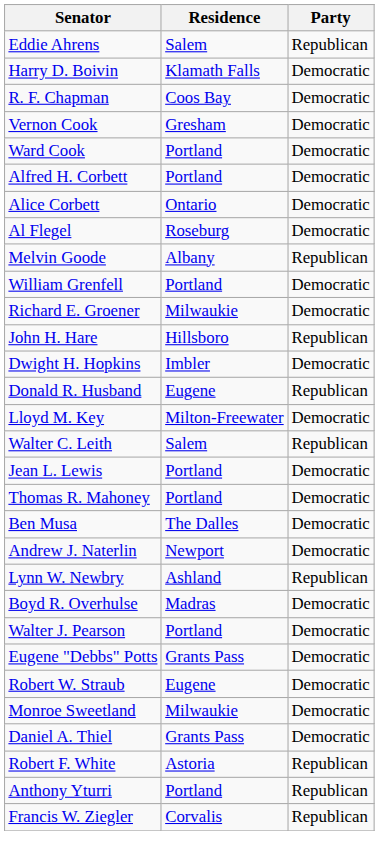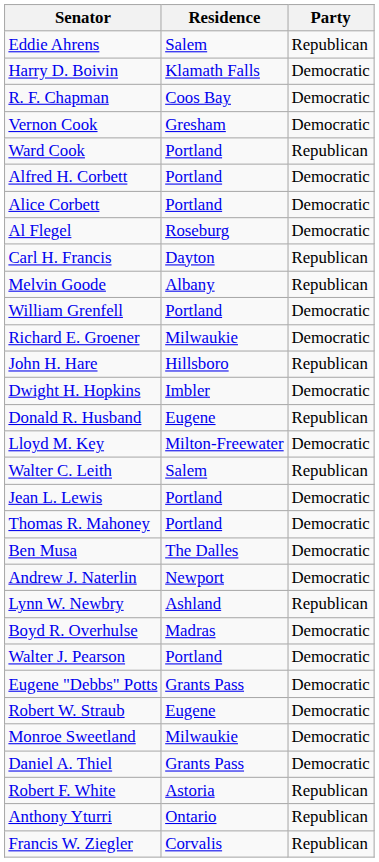(331, 151) Democratic -> (330, 151) Republican
(191, 204) Ontario -> (194, 204) Portland
+ row: (60, 257)
(194, 790) Portland -> (191, 817) Ontario
